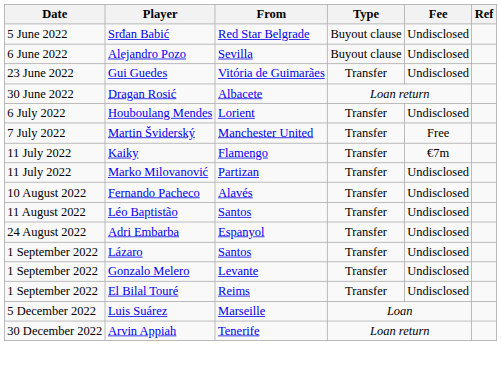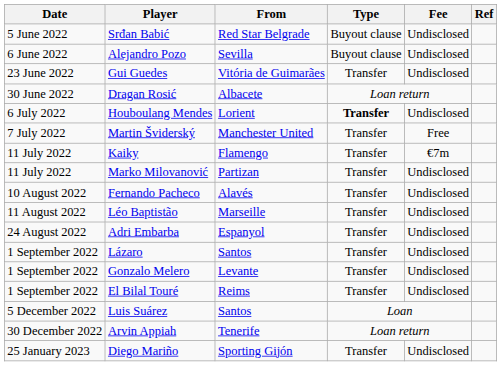(366, 113) normal -> (366, 113) bold
(235, 212) Santos -> (242, 212) Marseille
(242, 311) Marseille -> (235, 311) Santos
+ row: (143, 350)
